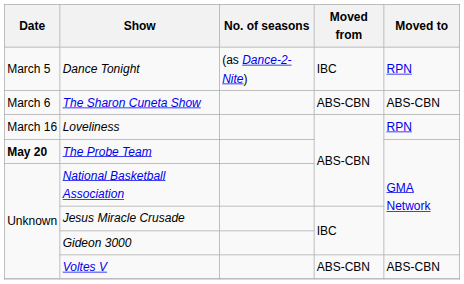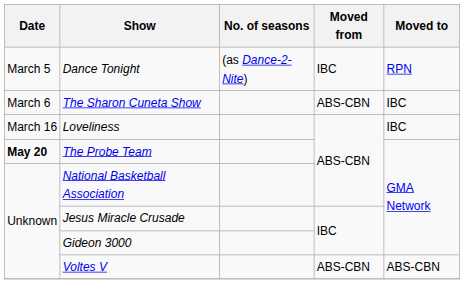(413, 103) ABS-CBN -> (397, 103) IBC
(399, 127) RPN -> (397, 127) IBC
